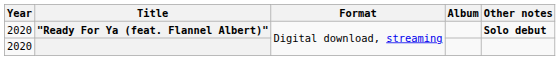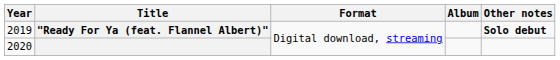(19, 30) 2020 -> (19, 30) 2019
